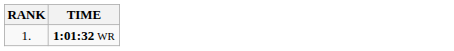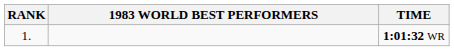+ column: (214, 14)
